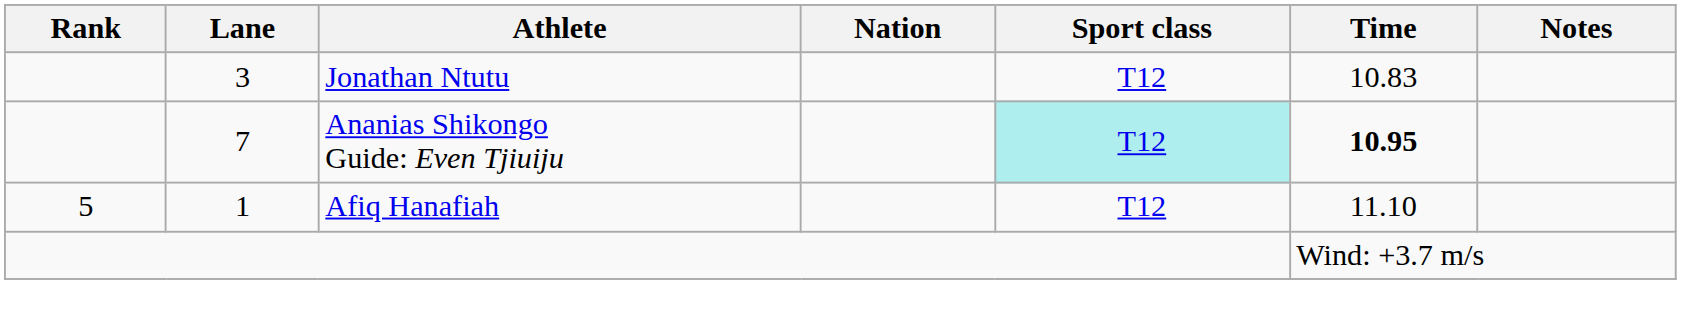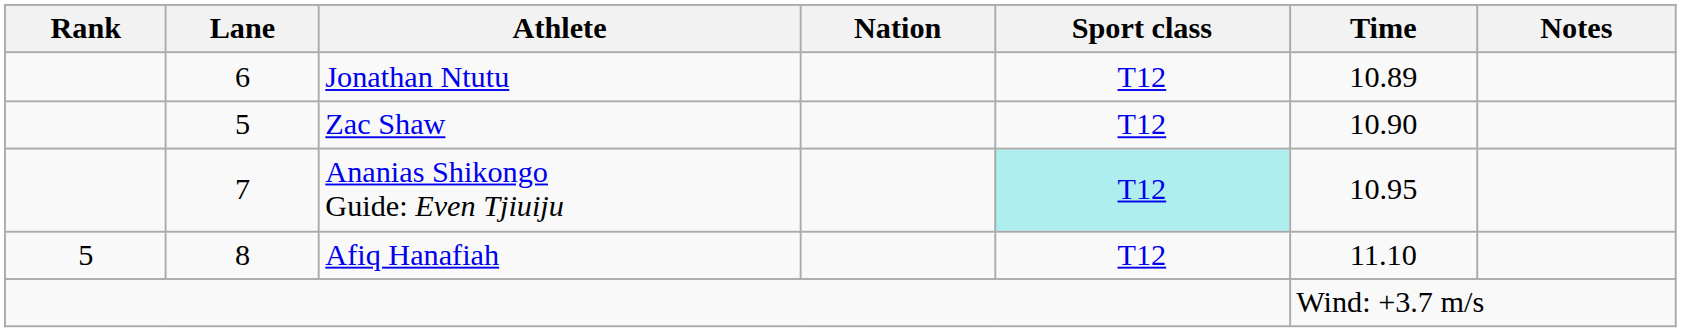(242, 76) 3 -> (242, 76) 6
(1383, 76) 10.83 -> (1383, 76) 10.89
+ row: (385, 124)
(1383, 141) bold -> (1383, 189) normal
(242, 206) 1 -> (242, 254) 8
